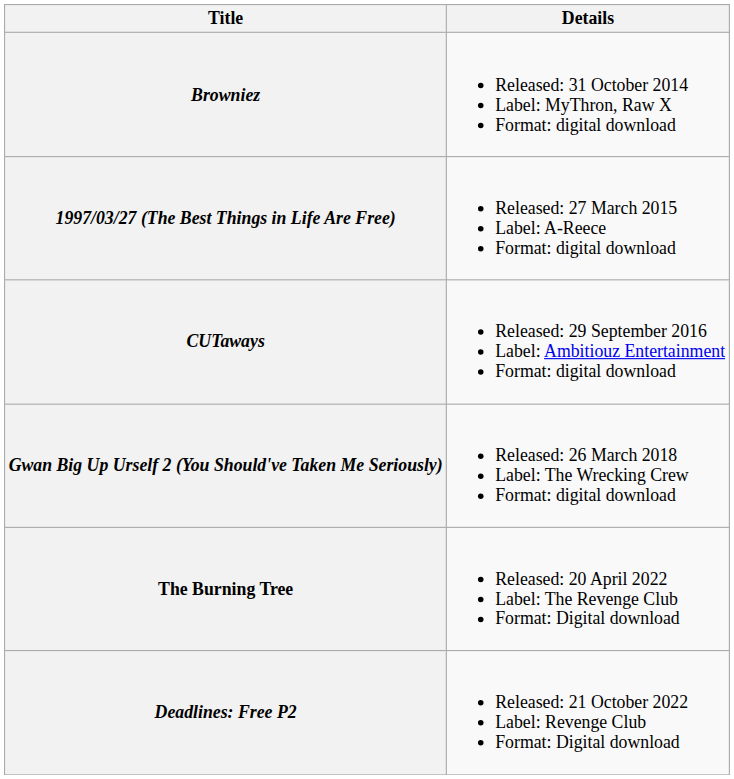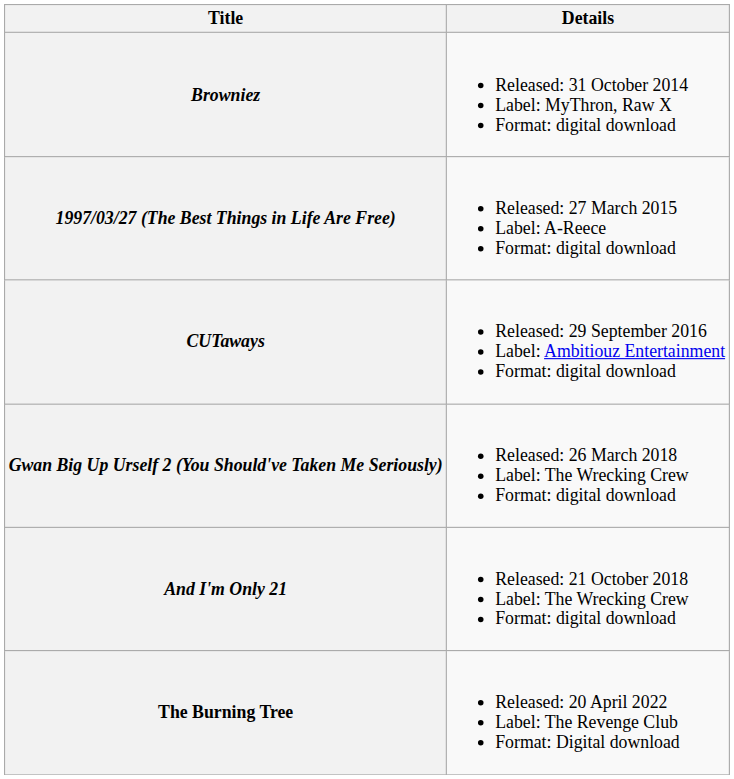+ row: (226, 588)
- row: (226, 712)
